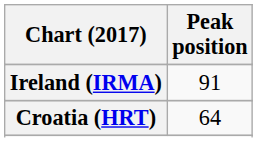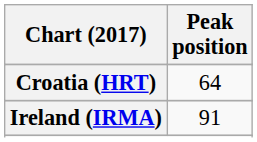rows swapped: (86, 117) <-> (86, 82)
